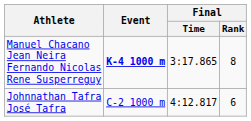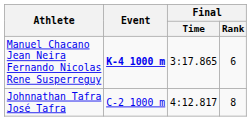(233, 62) 8 -> (233, 62) 6
(233, 102) 6 -> (233, 102) 8
